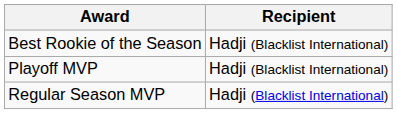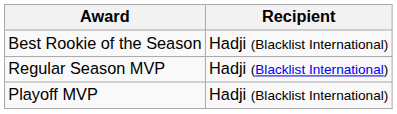rows swapped: (87, 95) <-> (53, 69)
